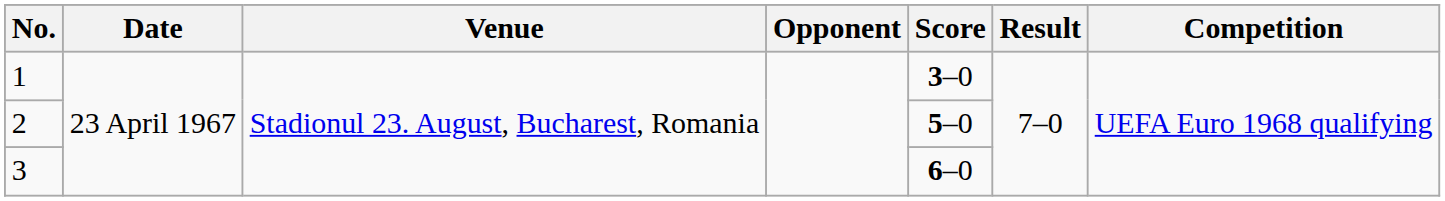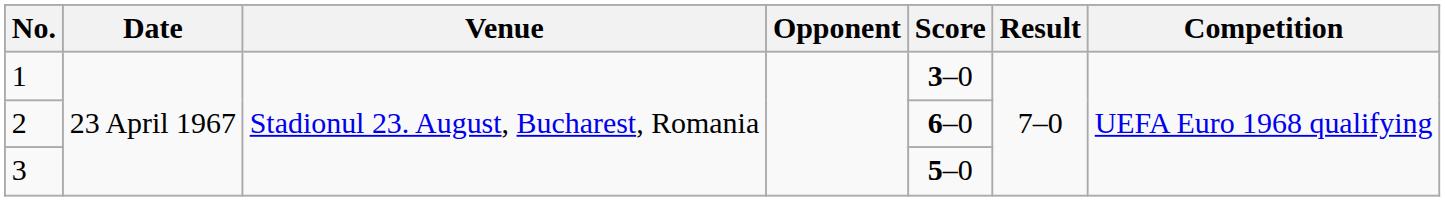(950, 123) 5–0 -> (950, 123) 6–0
(950, 170) 6–0 -> (950, 170) 5–0
